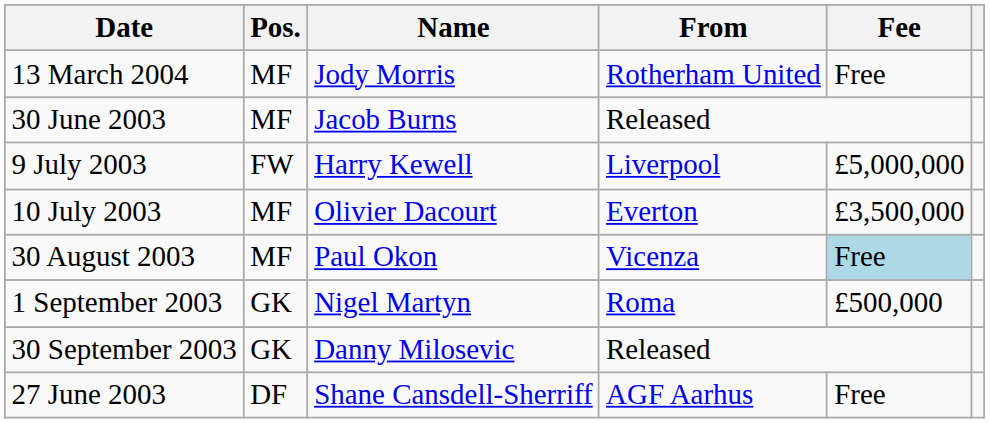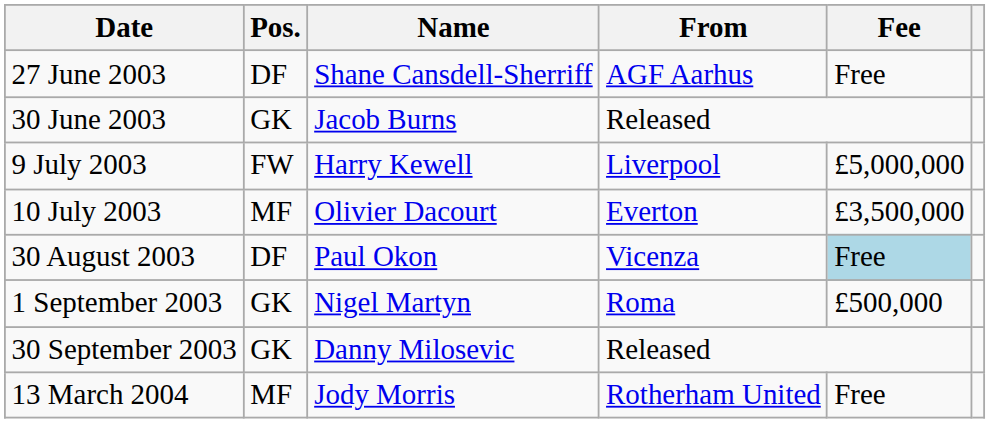rows swapped: (89, 394) <-> (100, 73)
(271, 119) MF -> (271, 119) GK
(271, 257) MF -> (269, 257) DF
